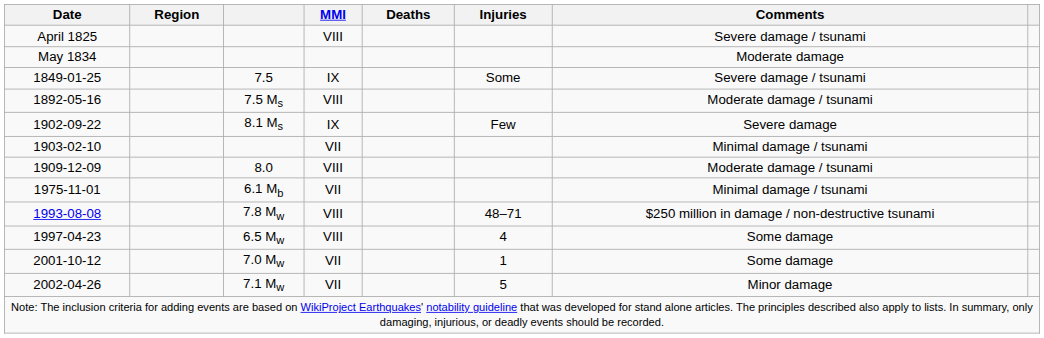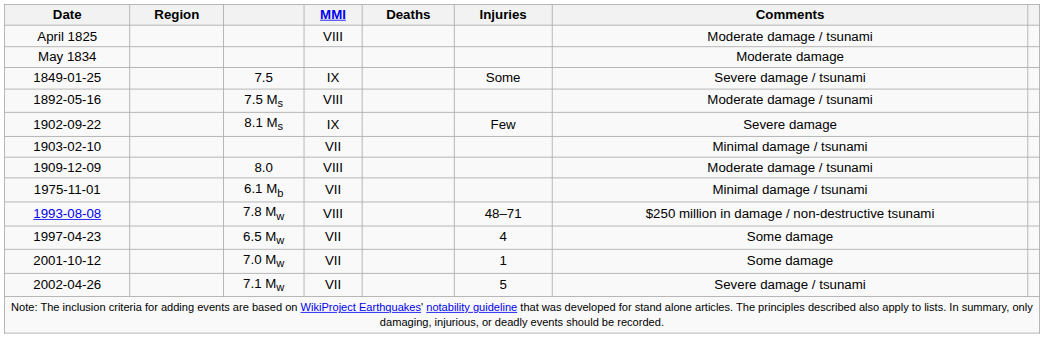(790, 36) Severe damage / tsunami -> (790, 36) Moderate damage / tsunami
(333, 237) VIII -> (333, 237) VII
(790, 284) Minor damage -> (790, 284) Severe damage / tsunami
